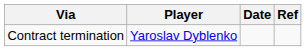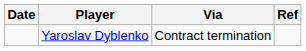columns swapped: (257, 14) <-> (66, 14)
